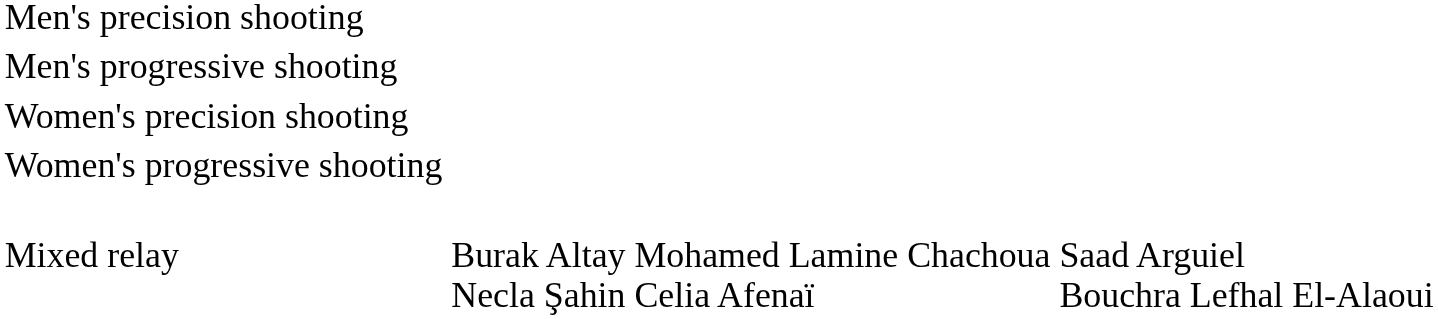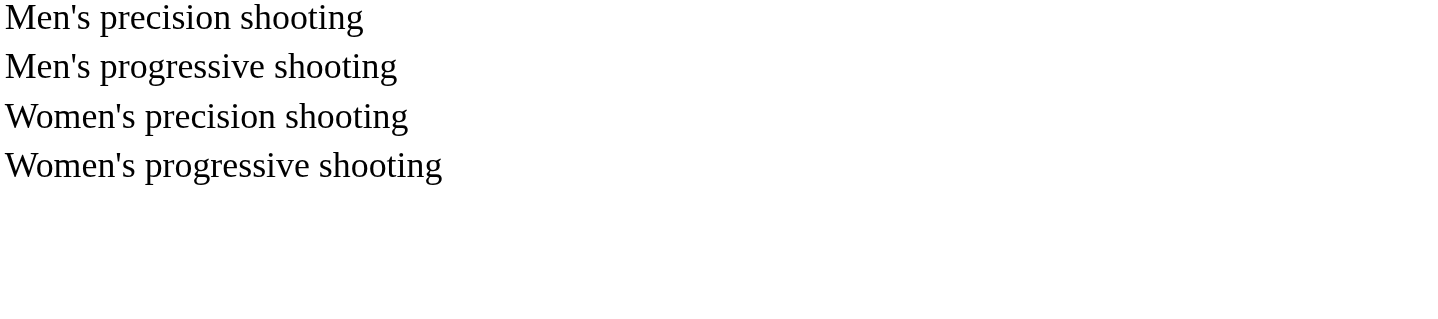- row: (92, 254)
